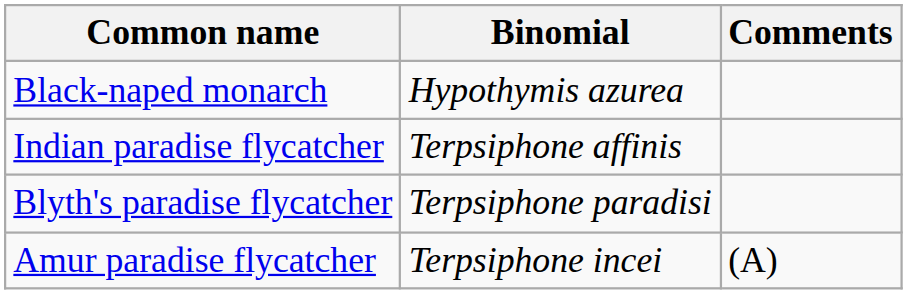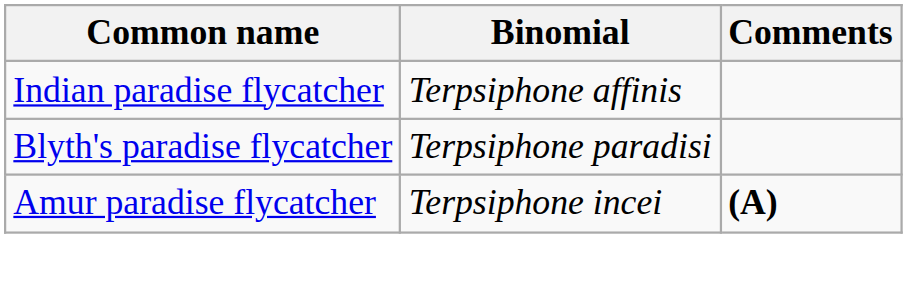- row: (170, 89)
(753, 259) normal -> (753, 202) bold
